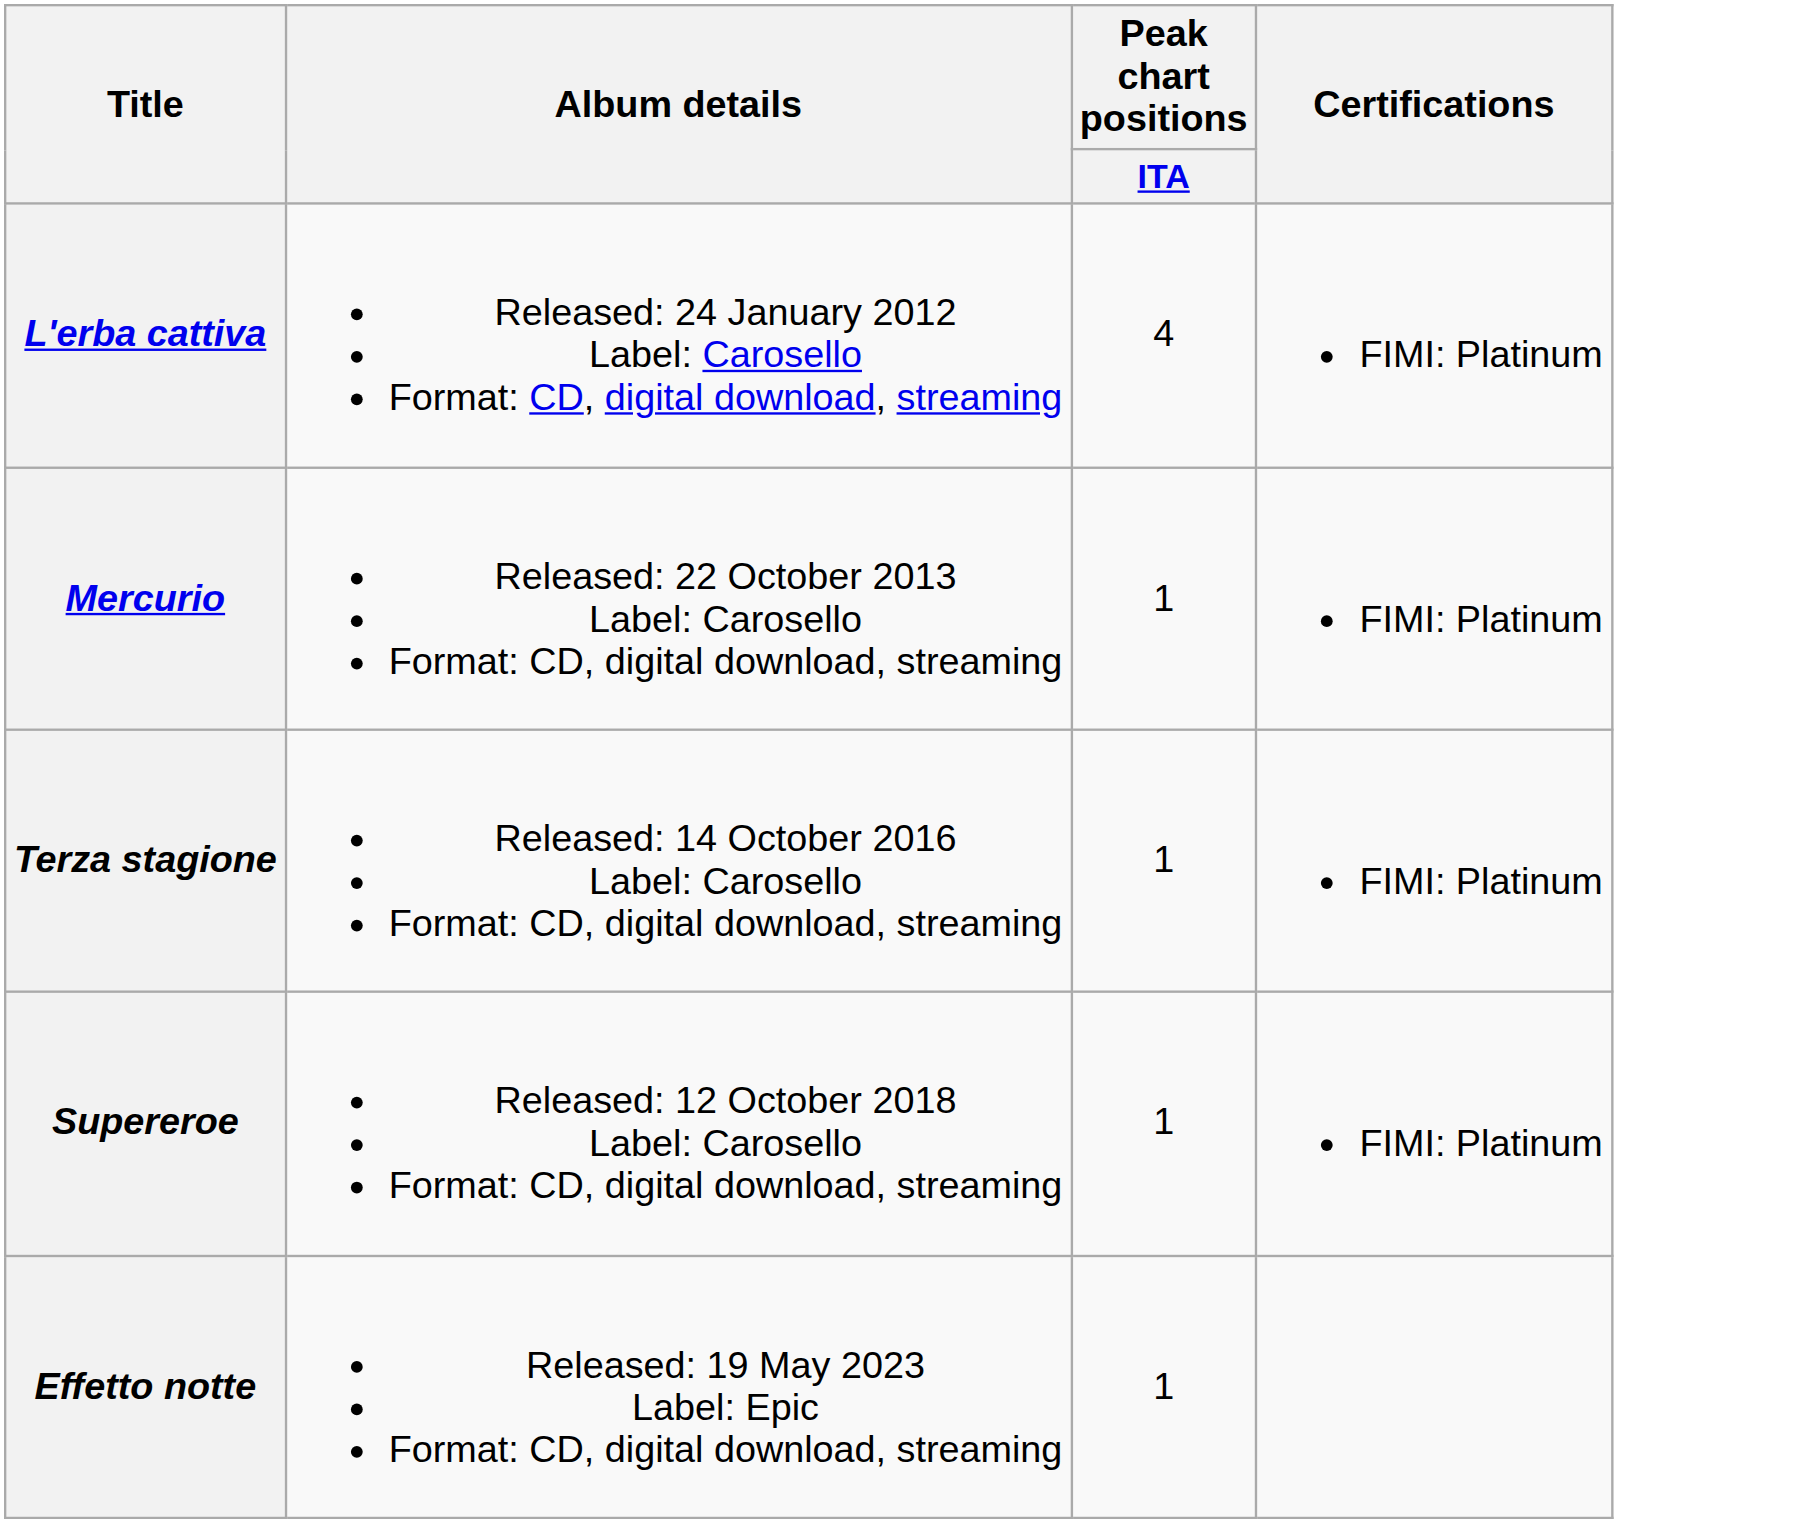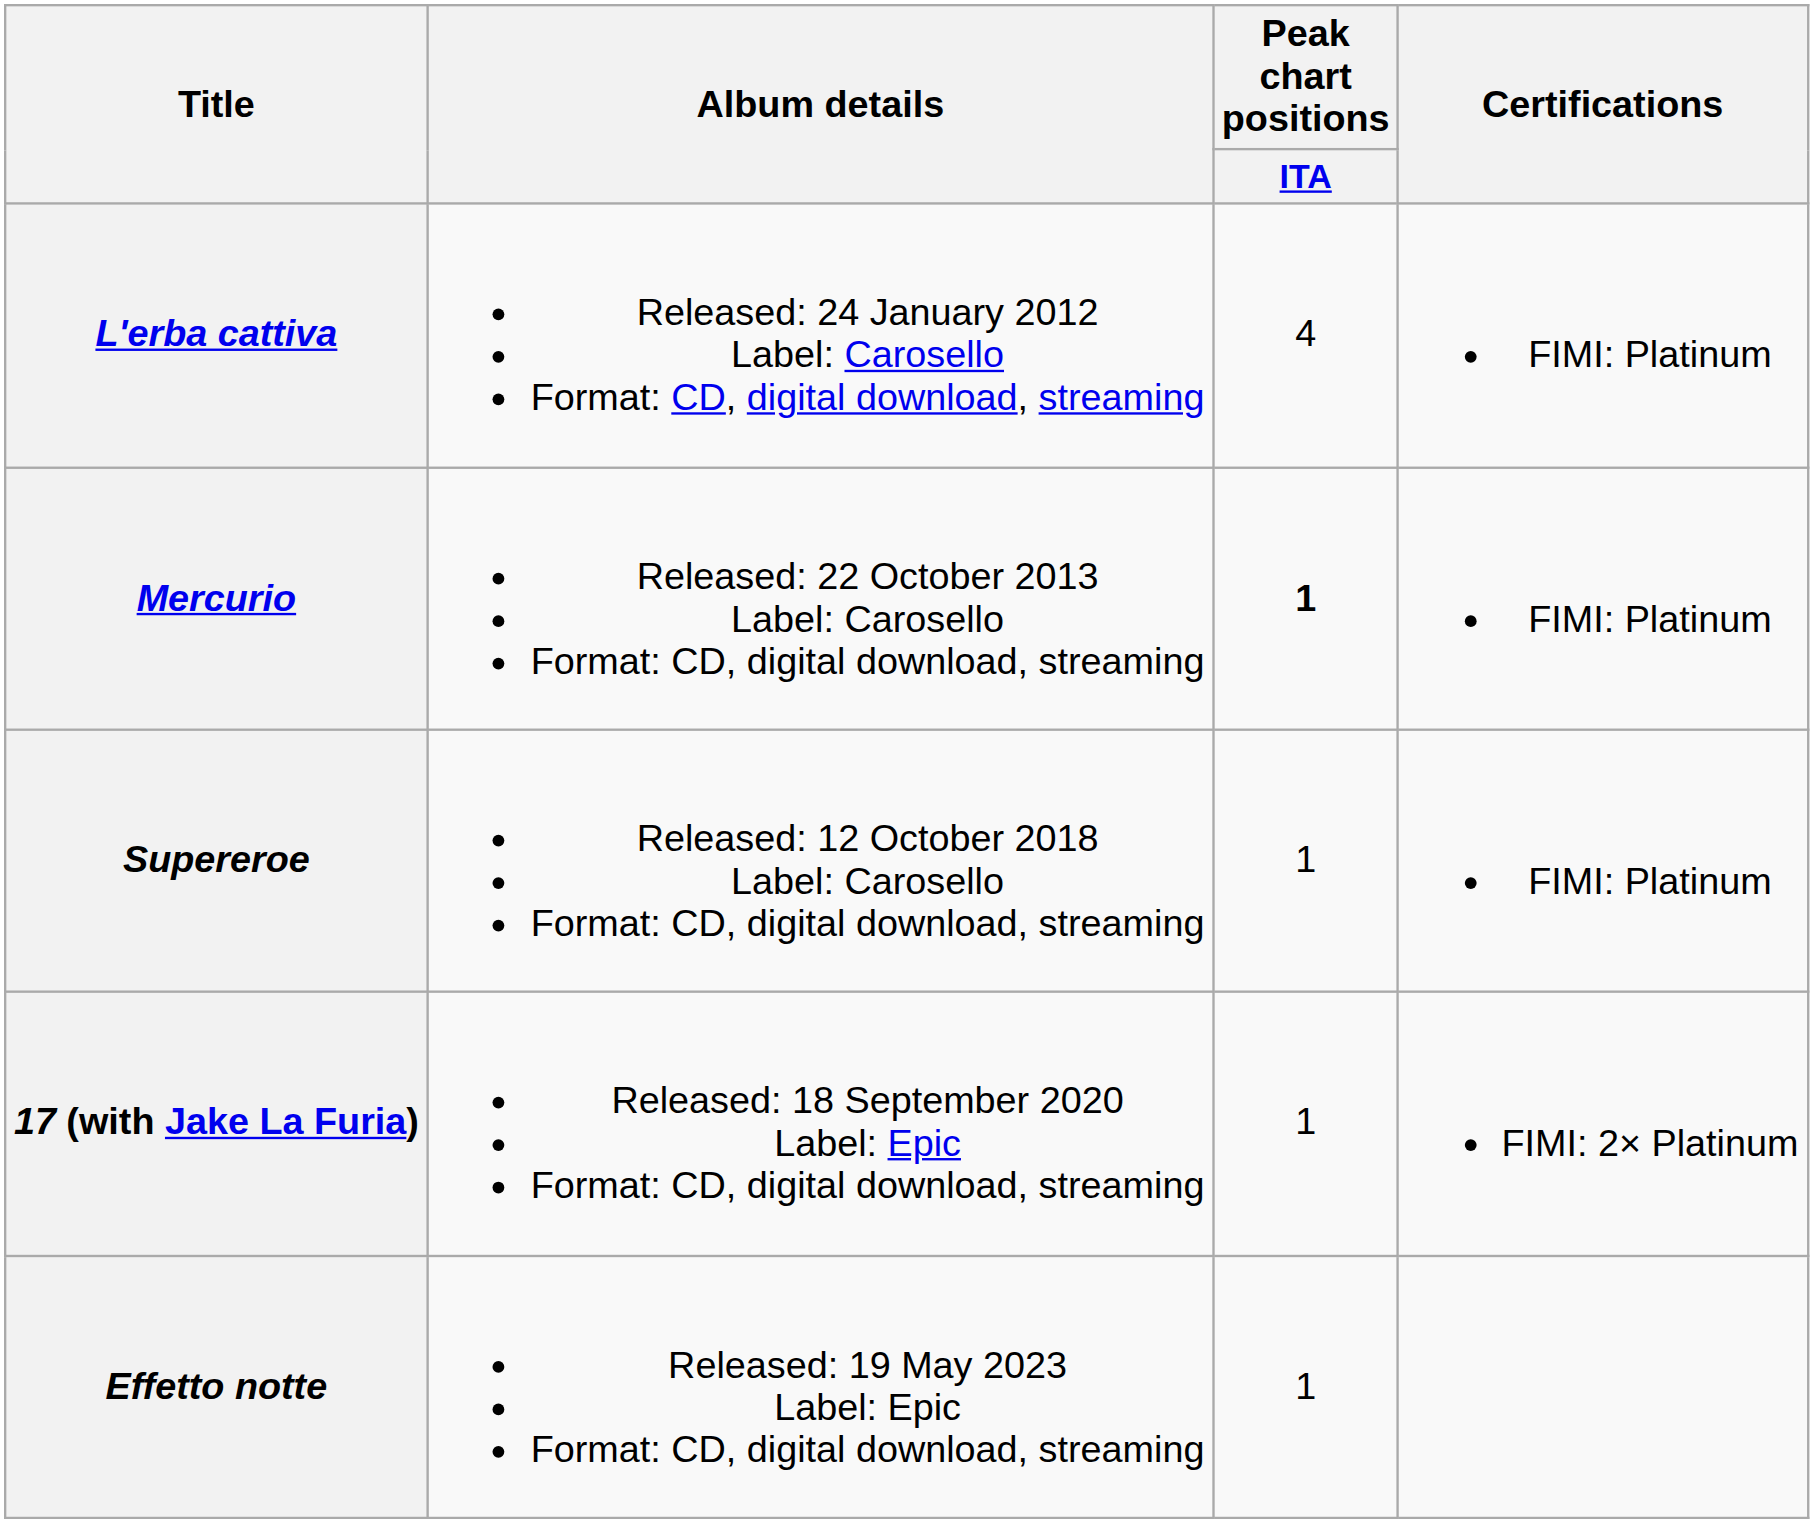(1164, 597) normal -> (1306, 597) bold
- row: (145, 860)
+ row: (216, 1122)
